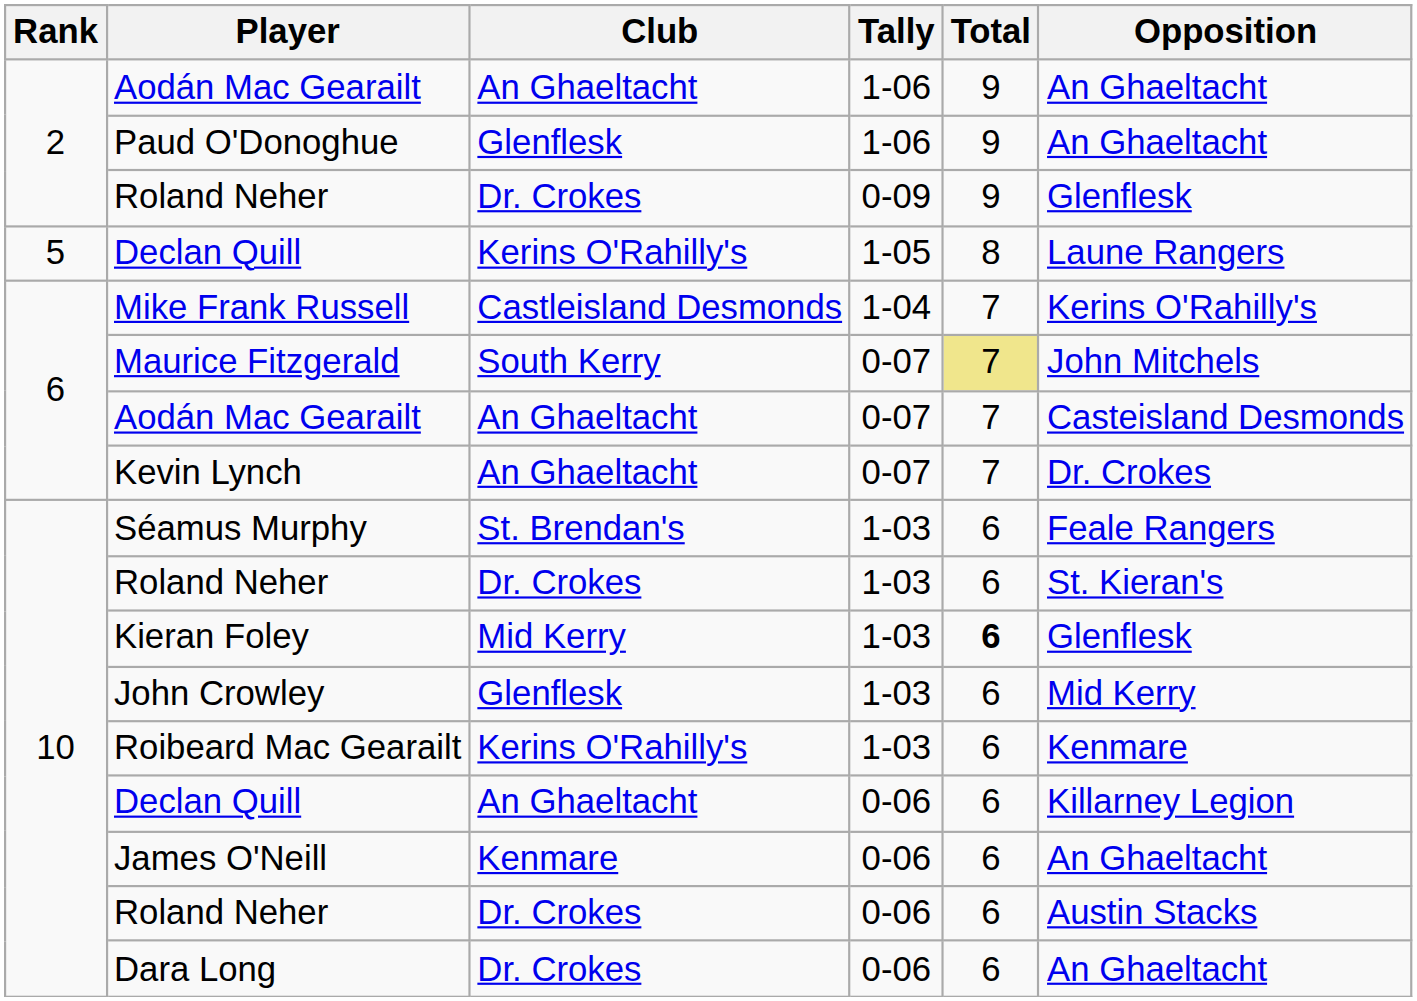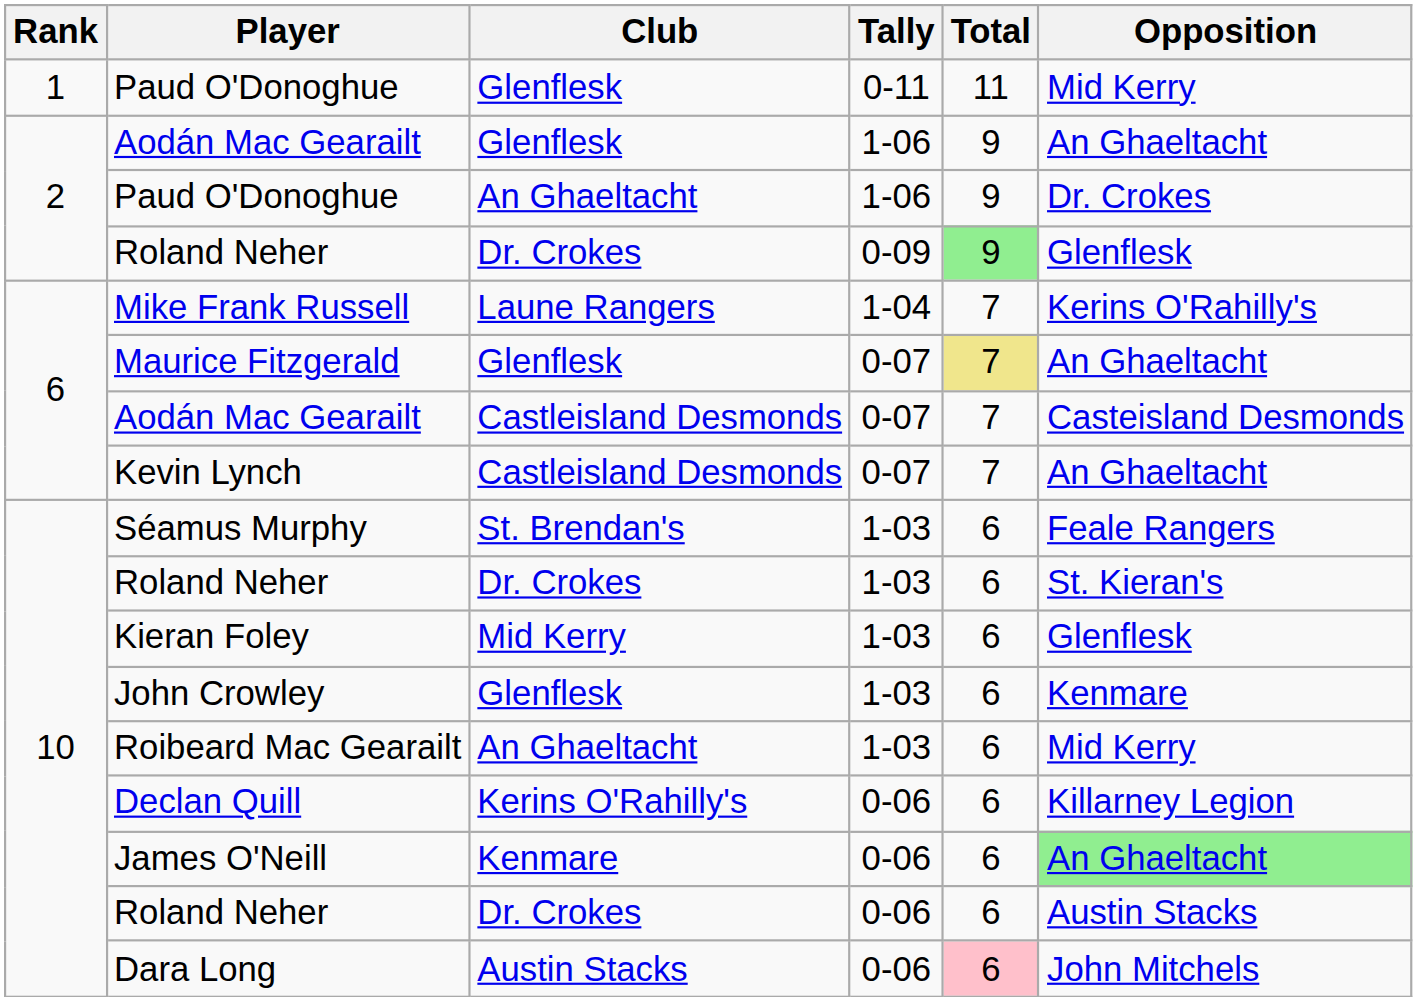+ row: (256, 87)
(587, 87) An Ghaeltacht -> (550, 142) Glenflesk
(550, 142) Glenflesk -> (587, 197) An Ghaeltacht
(1157, 142) An Ghaeltacht -> (1129, 197) Dr. Crokes
(991, 197) no background -> (991, 252) lightgreen background
- row: (208, 252)
(660, 307) Castleisland Desmonds -> (596, 307) Laune Rangers
(569, 362) South Kerry -> (550, 362) Glenflesk
(1153, 362) John Mitchels -> (1157, 362) An Ghaeltacht
(587, 417) An Ghaeltacht -> (660, 417) Castleisland Desmonds
(587, 472) An Ghaeltacht -> (660, 472) Castleisland Desmonds
(1129, 472) Dr. Crokes -> (1157, 472) An Ghaeltacht
(991, 637) bold -> (991, 637) normal
(1121, 692) Mid Kerry -> (1117, 692) Kenmare
(612, 747) Kerins O'Rahilly's -> (587, 747) An Ghaeltacht
(1117, 747) Kenmare -> (1121, 747) Mid Kerry
(587, 802) An Ghaeltacht -> (612, 802) Kerins O'Rahilly's
(1157, 857) no background -> (1157, 857) lightgreen background
(559, 968) Dr. Crokes -> (583, 968) Austin Stacks
(991, 968) no background -> (991, 968) pink background
(1157, 968) An Ghaeltacht -> (1153, 968) John Mitchels
